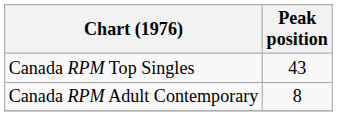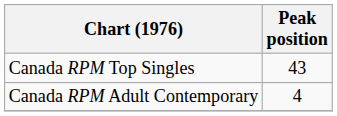(297, 96) 8 -> (297, 96) 4
